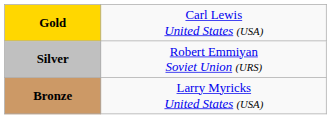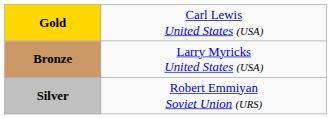rows swapped: (53, 58) <-> (53, 95)
